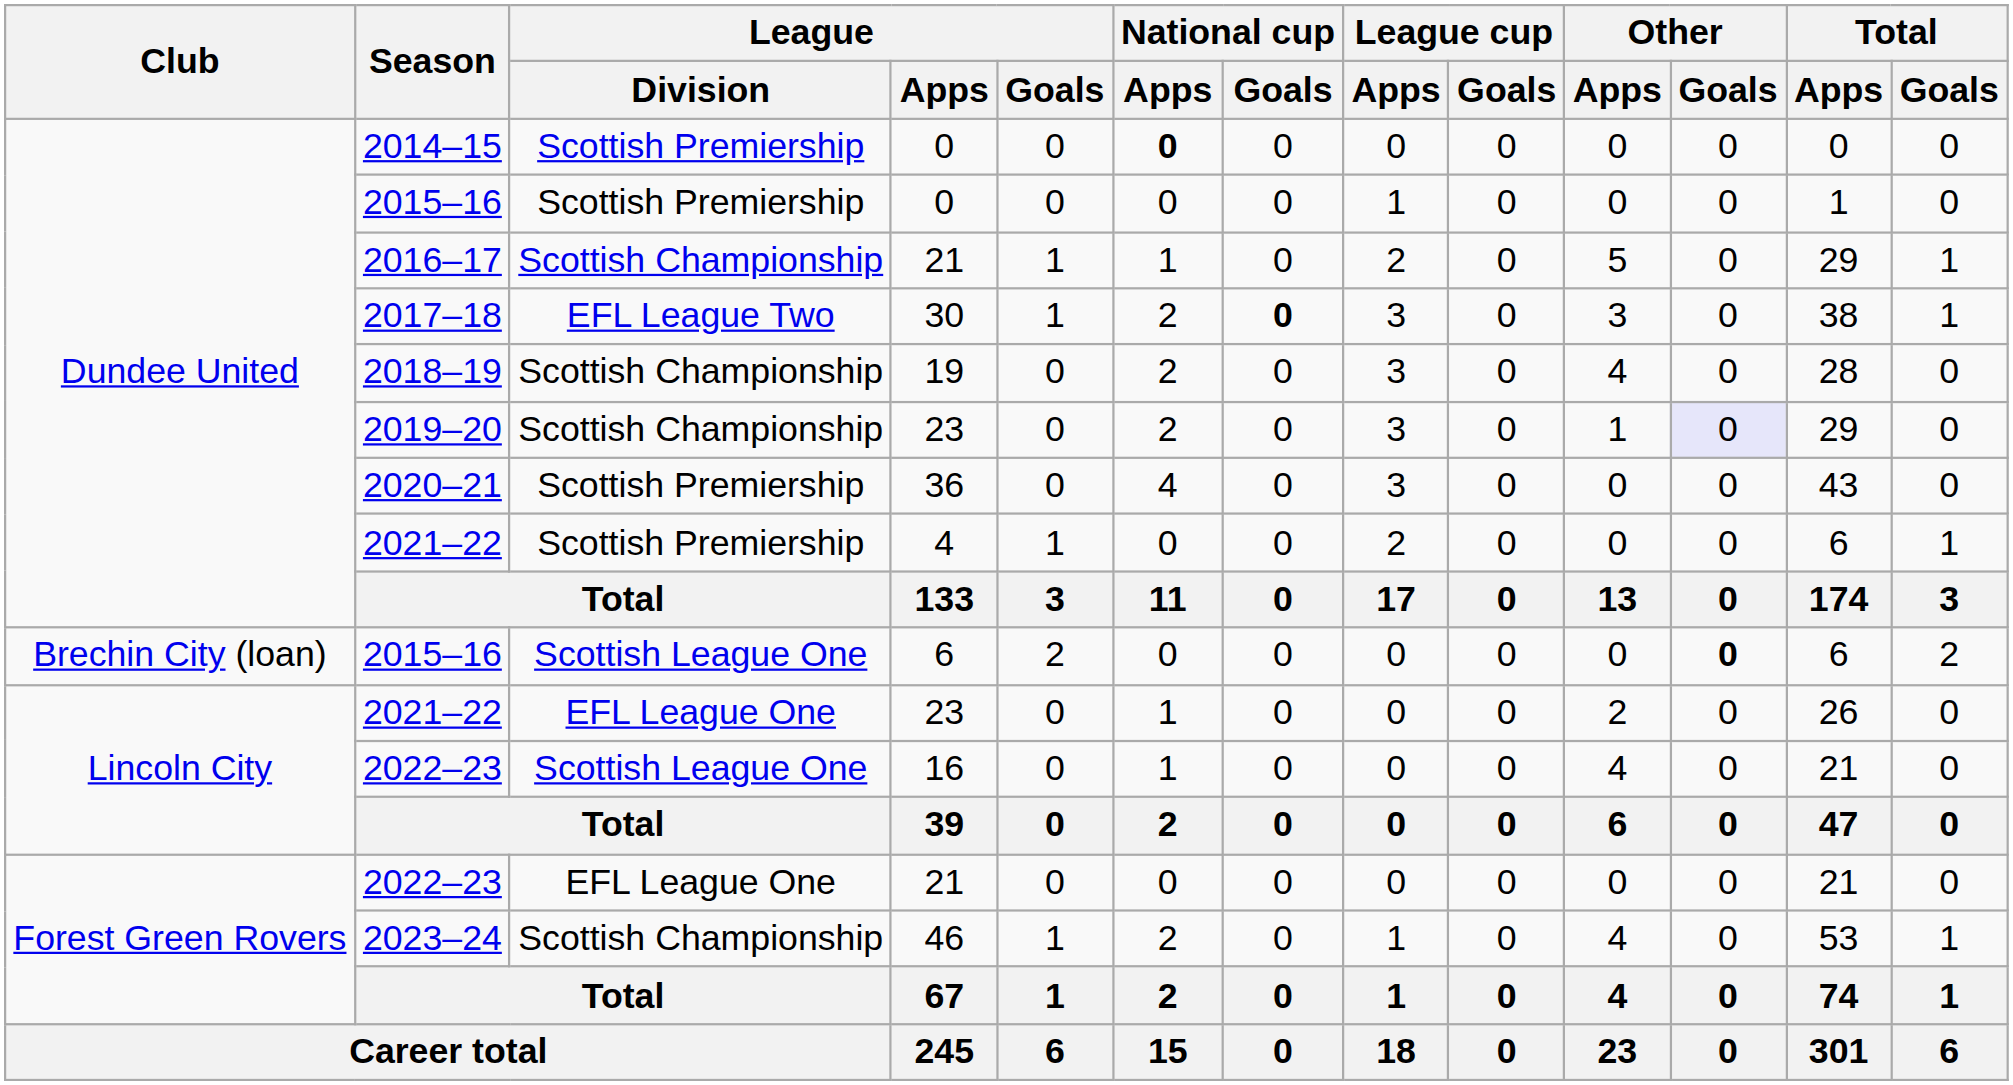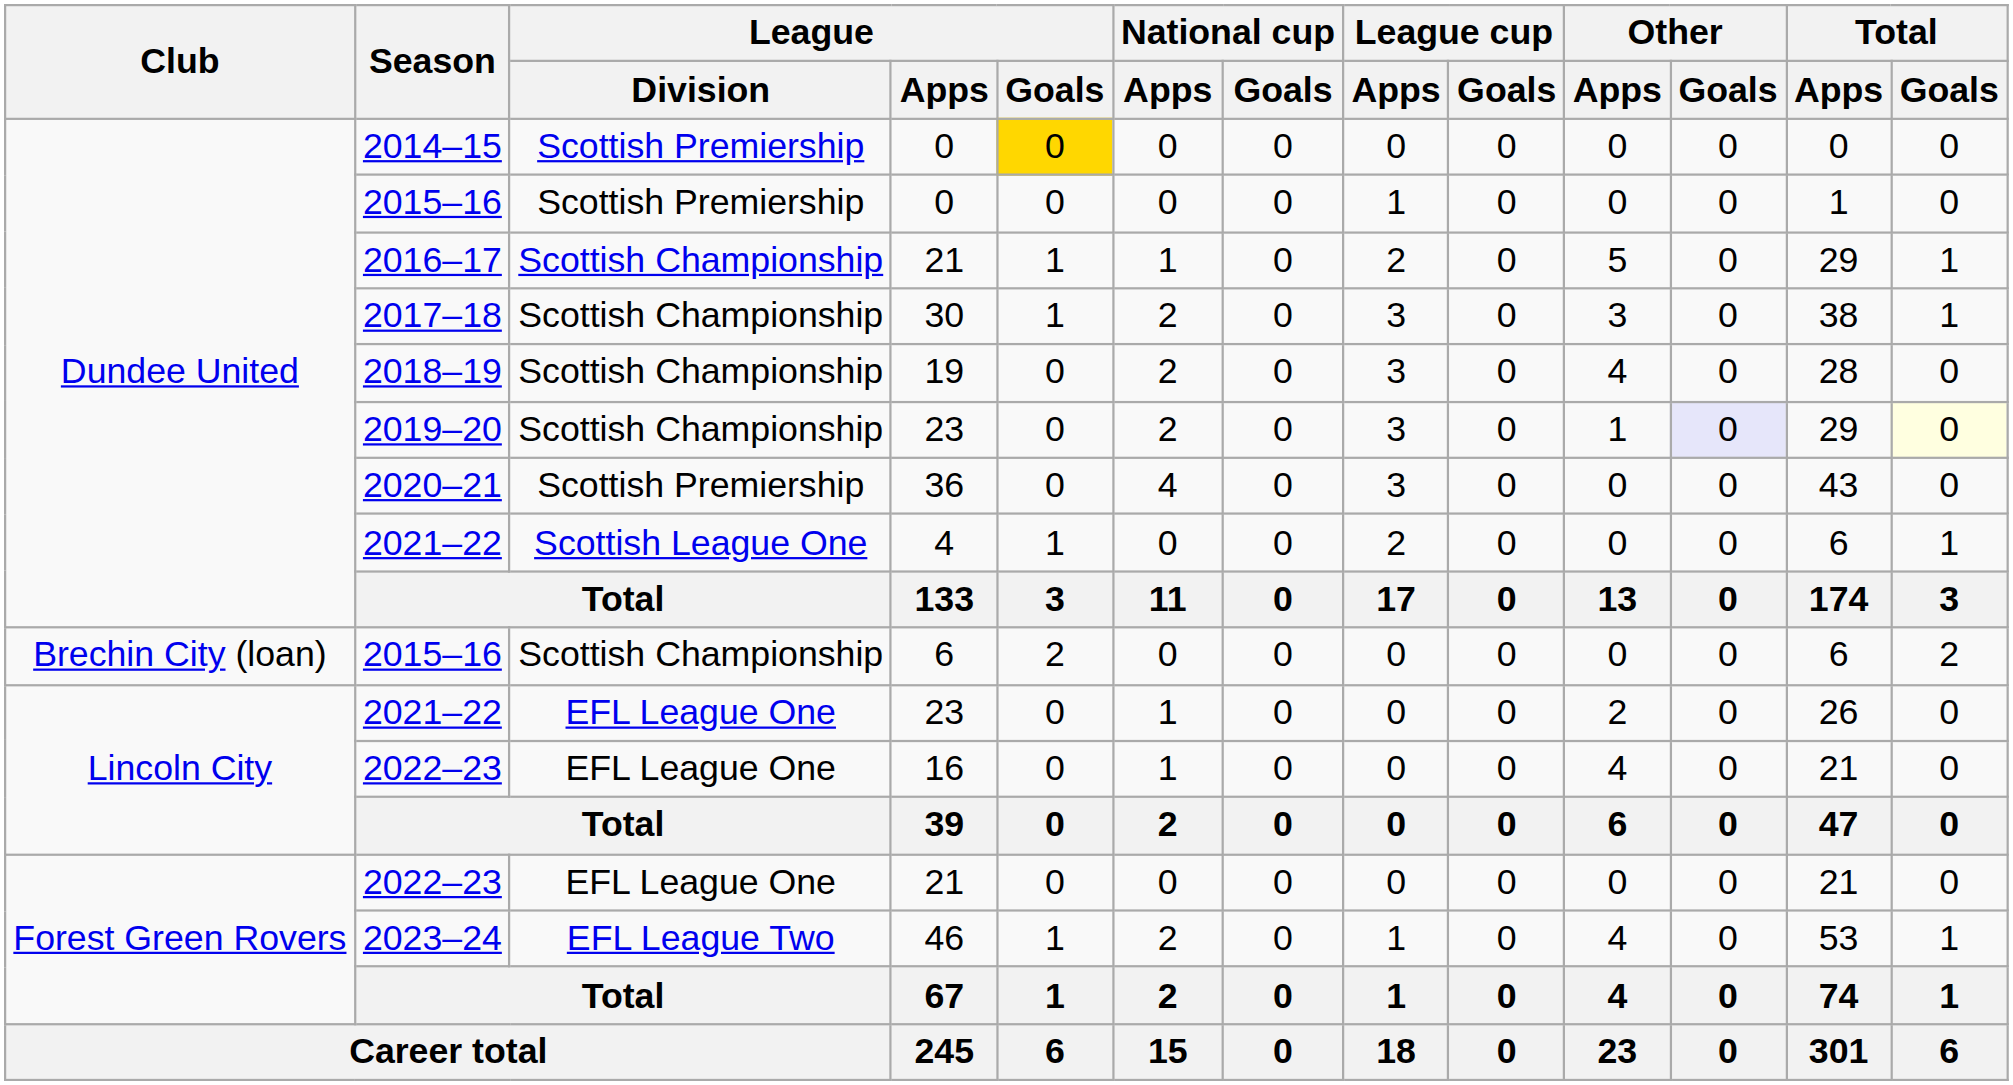(1055, 145) no background -> (1055, 145) gold background
(1168, 145) bold -> (1168, 145) normal
(701, 315) EFL League Two -> (701, 315) Scottish Championship
(1283, 315) bold -> (1283, 315) normal
(1949, 428) no background -> (1949, 428) lightyellow background
(701, 542) Scottish Premiership -> (701, 542) Scottish League One
(701, 655) Scottish League One -> (701, 655) Scottish Championship
(1728, 655) bold -> (1728, 655) normal
(701, 768) Scottish League One -> (701, 768) EFL League One
(701, 938) Scottish Championship -> (701, 938) EFL League Two
